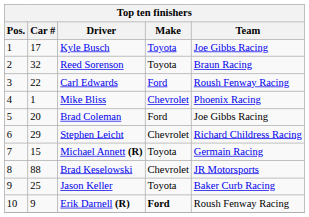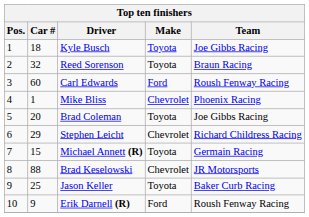(35, 48) 17 -> (35, 48) 18
(35, 82) 22 -> (35, 82) 60
(157, 117) Ford -> (162, 117) Toyota
(159, 204) bold -> (157, 204) normal
